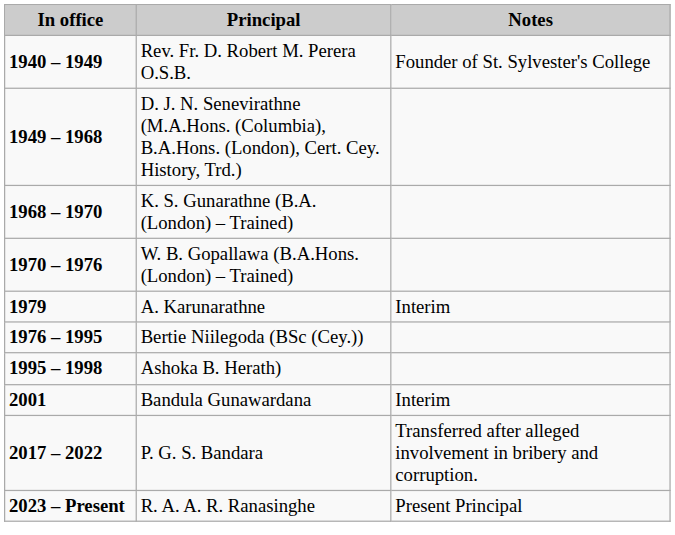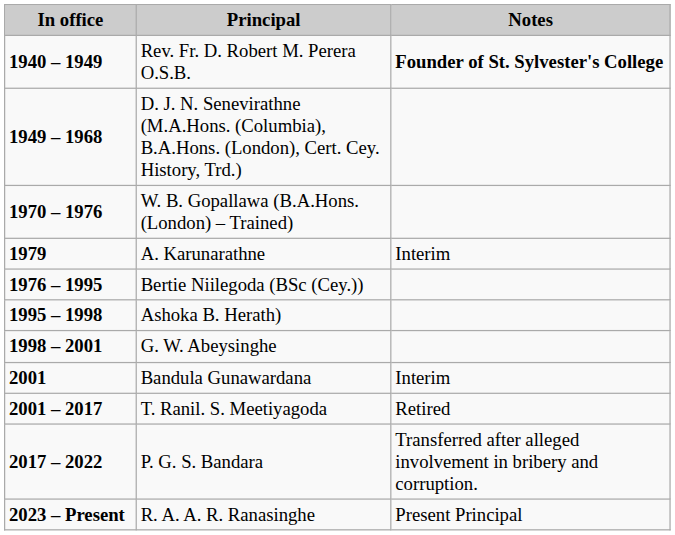(523, 61) normal -> (529, 61) bold
- row: (229, 212)
+ row: (209, 346)
+ row: (234, 408)
